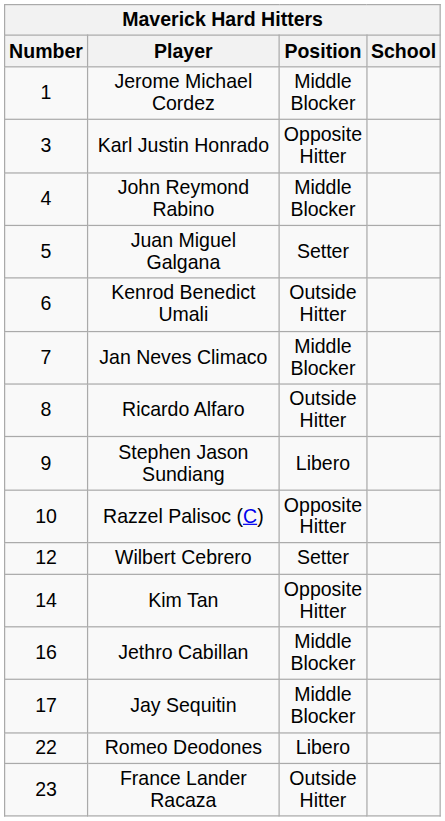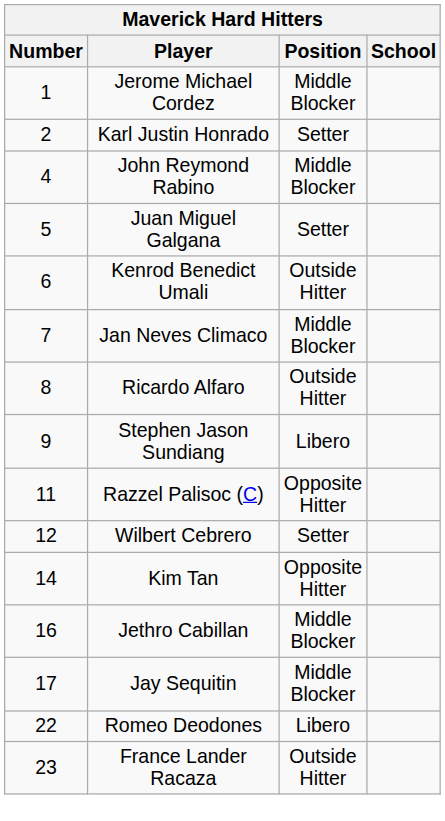(46, 145) 3 -> (46, 134) 2
(323, 145) Opposite Hitter -> (323, 134) Setter
(46, 516) 10 -> (46, 494) 11
